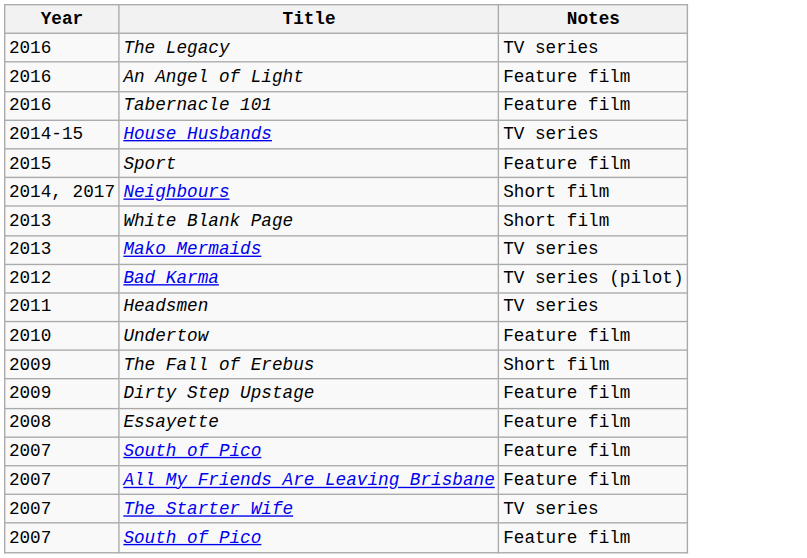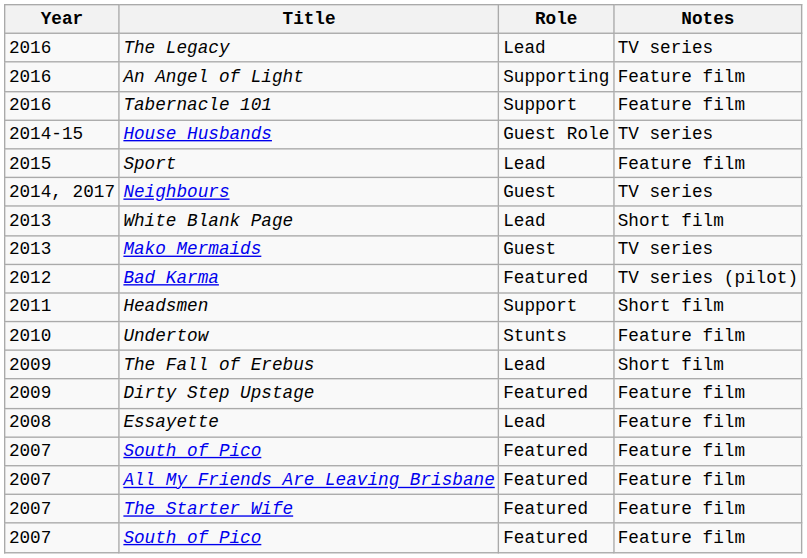+ column: (556, 19)
(556, 192) Short film -> (665, 192) TV series
(551, 307) TV series -> (671, 307) Short film
(551, 509) TV series -> (681, 509) Feature film
